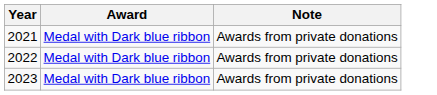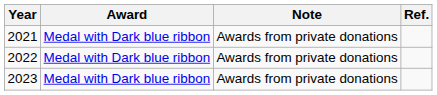+ column: (417, 15)
